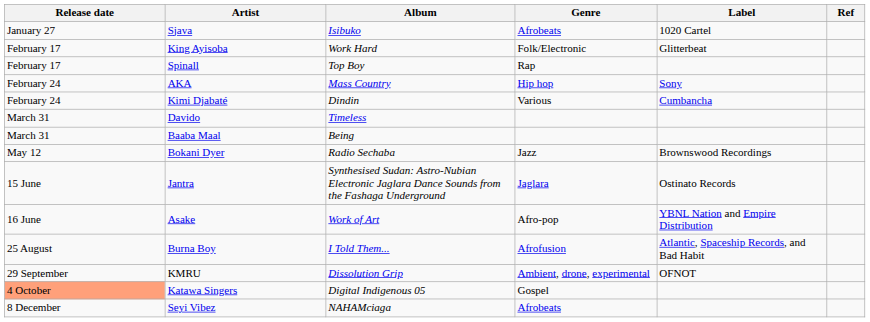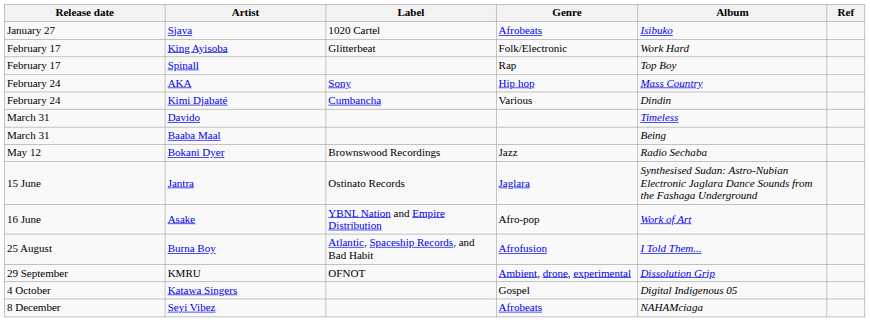columns swapped: (420, 13) <-> (742, 13)
(29, 290) lightsalmon background -> (29, 290) no background
